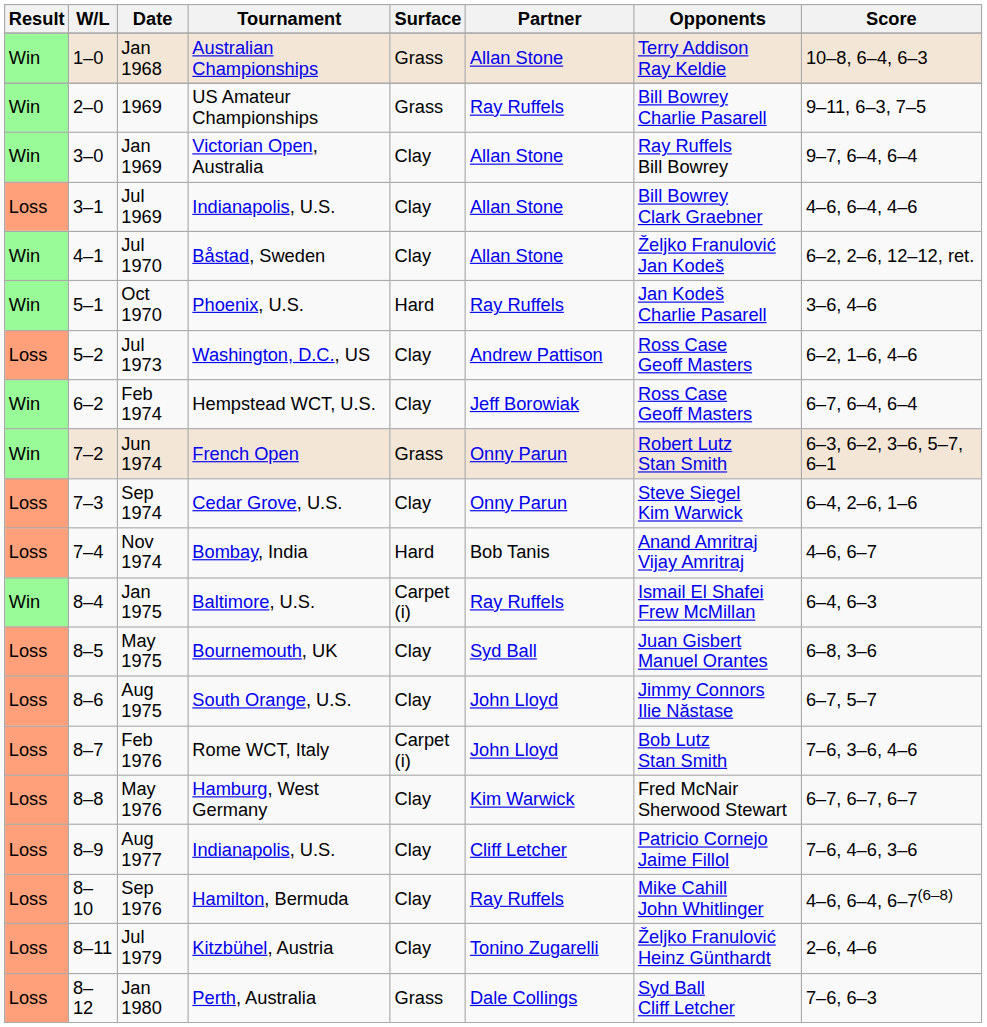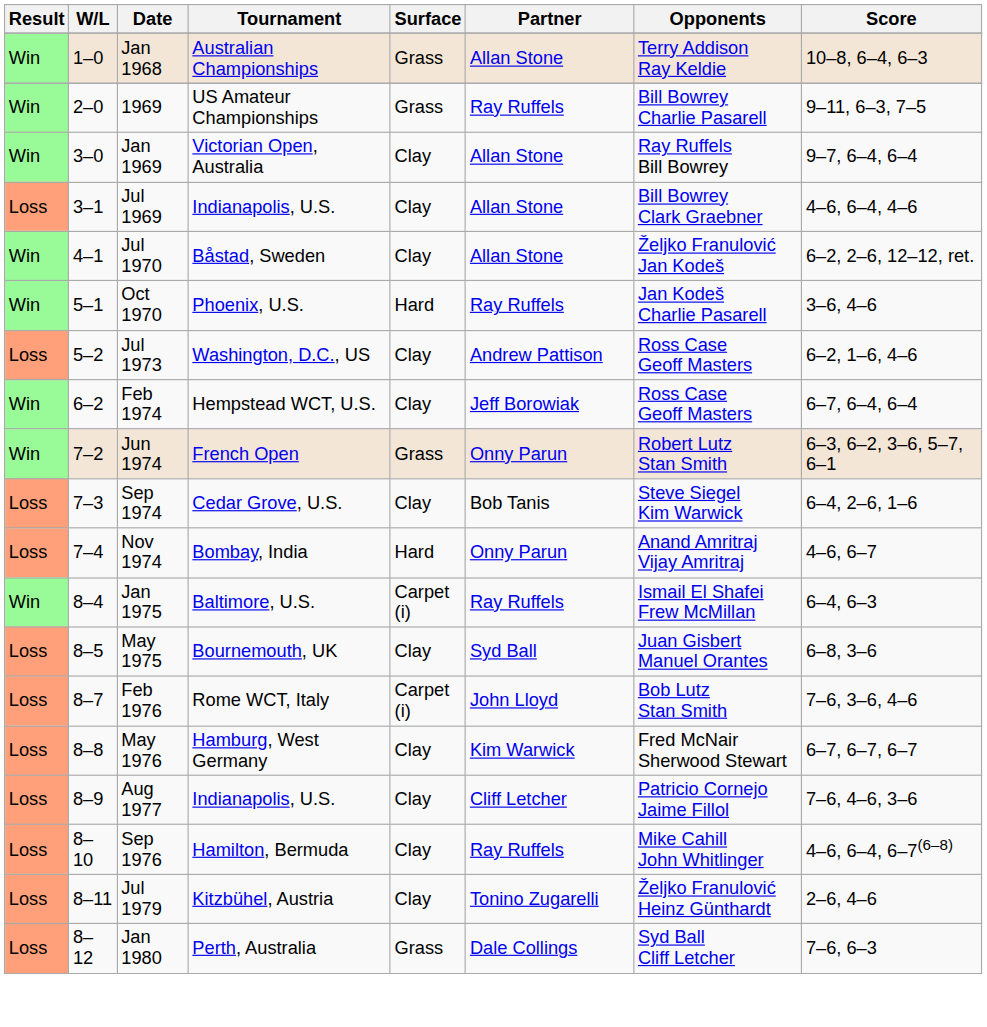(519, 503) Onny Parun -> (510, 503) Bob Tanis
(510, 552) Bob Tanis -> (519, 552) Onny Parun
- row: (142, 700)
